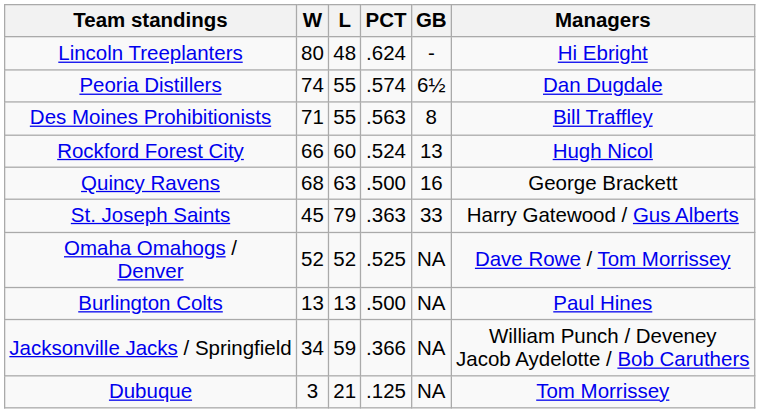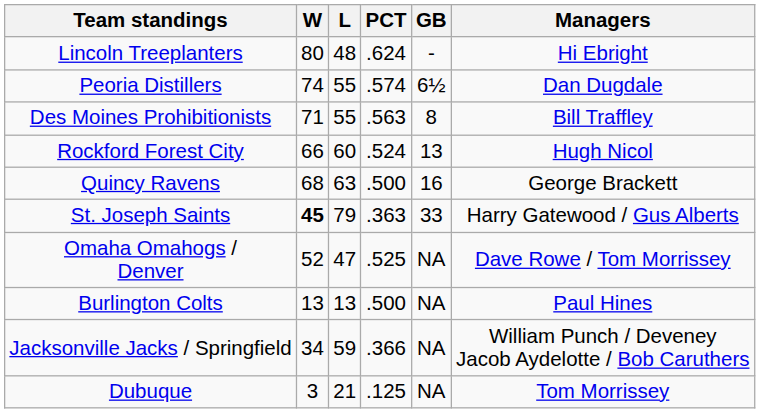(312, 215) normal -> (312, 215) bold
(345, 259) 52 -> (345, 259) 47
